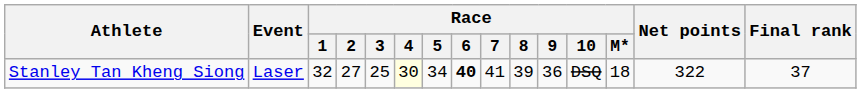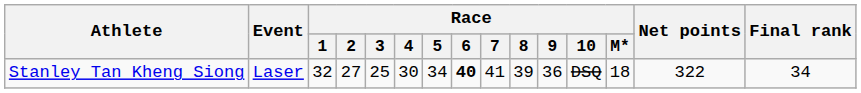(409, 73) lightyellow background -> (409, 73) no background
(800, 73) 37 -> (800, 73) 34
